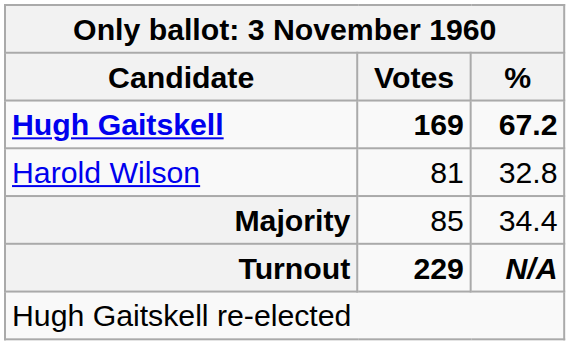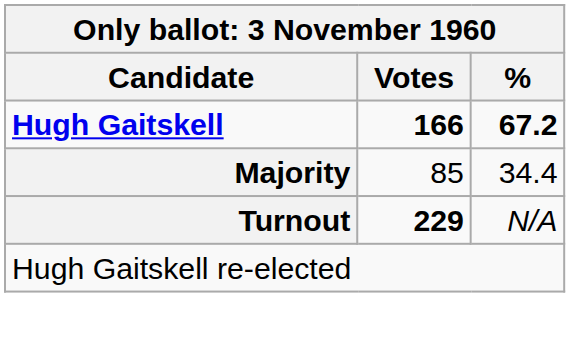(439, 125) 169 -> (439, 125) 166
- row: (106, 173)
(532, 269) bold -> (532, 221) normal
